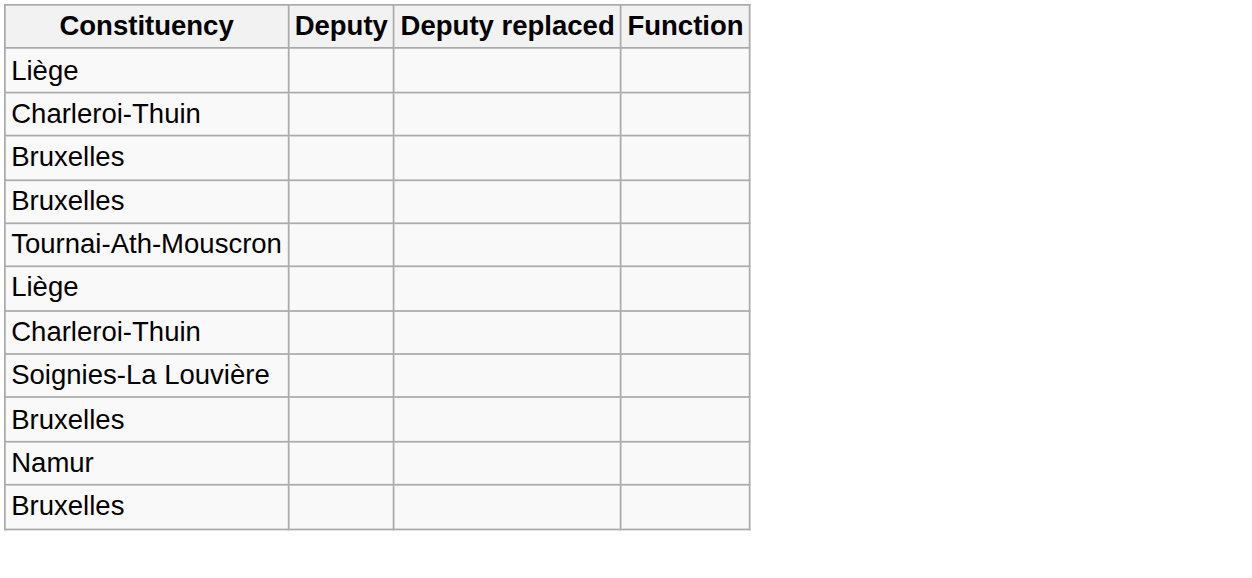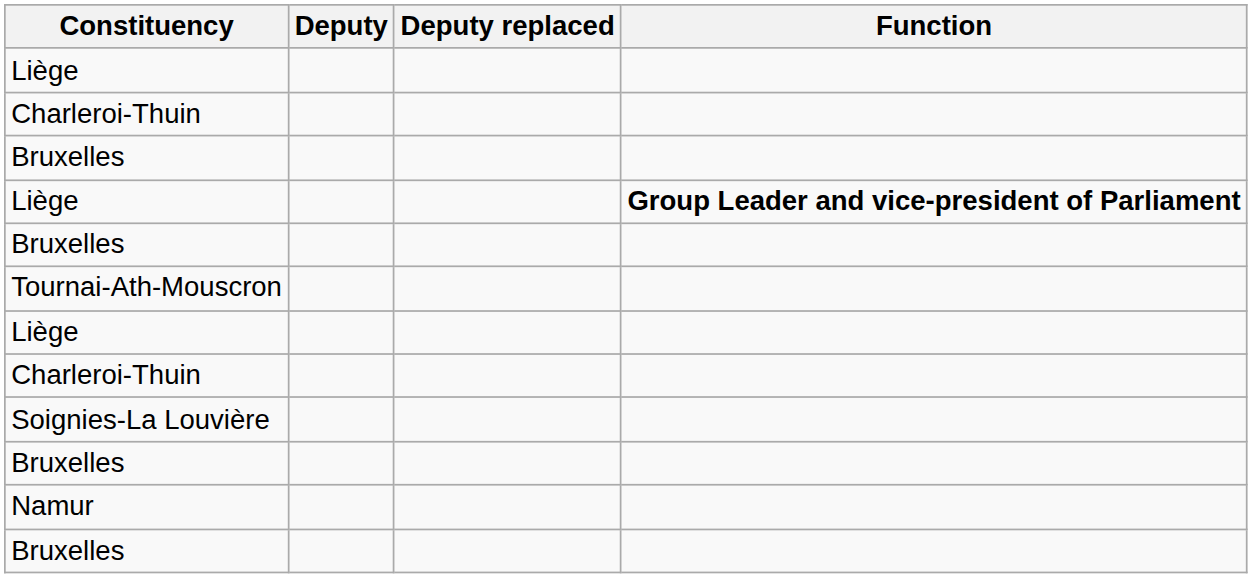+ row: (45, 200)
